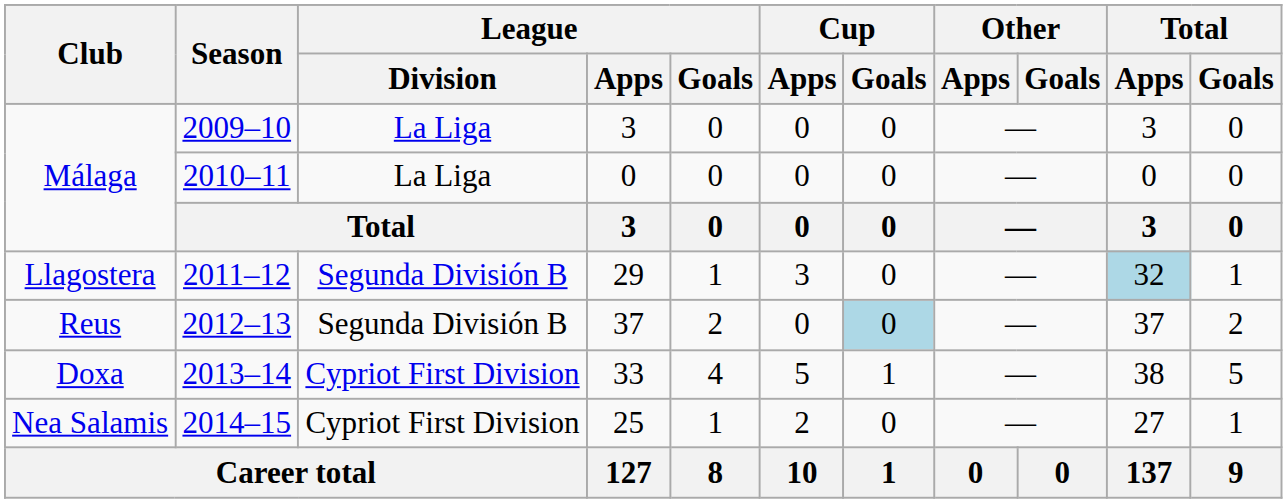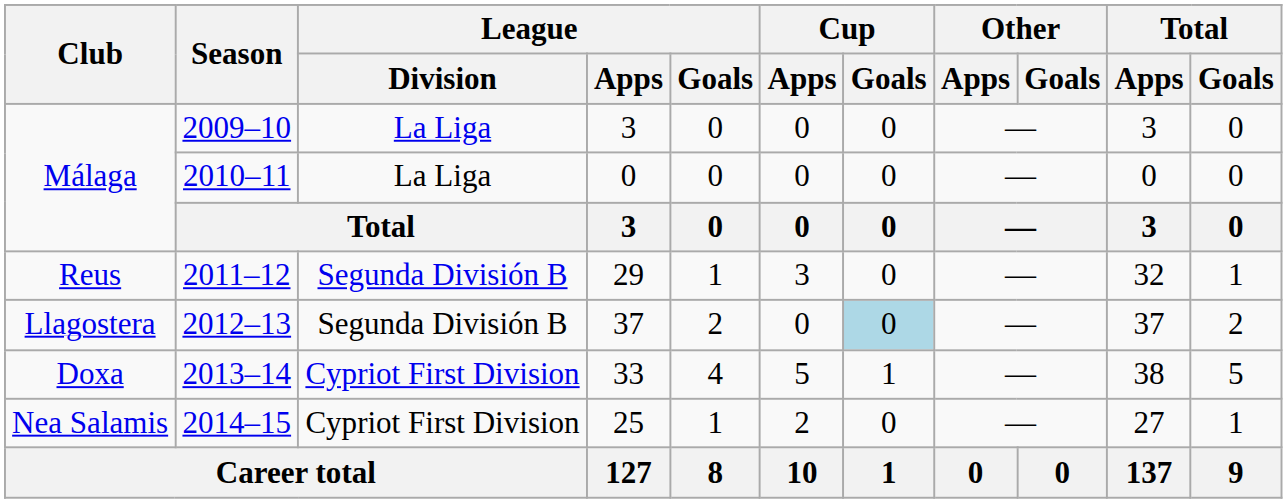(90, 275) Llagostera -> (90, 275) Reus
(1149, 275) lightblue background -> (1149, 275) no background
(90, 324) Reus -> (90, 324) Llagostera
